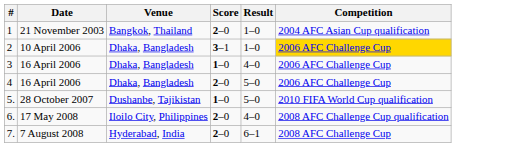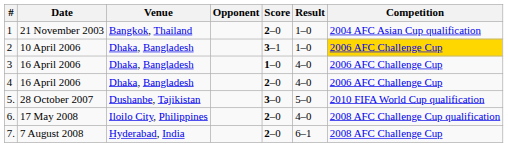+ column: (236, 13)
(252, 82) 5–0 -> (303, 82) 4–0
(221, 99) 1–0 -> (273, 99) 3–0
